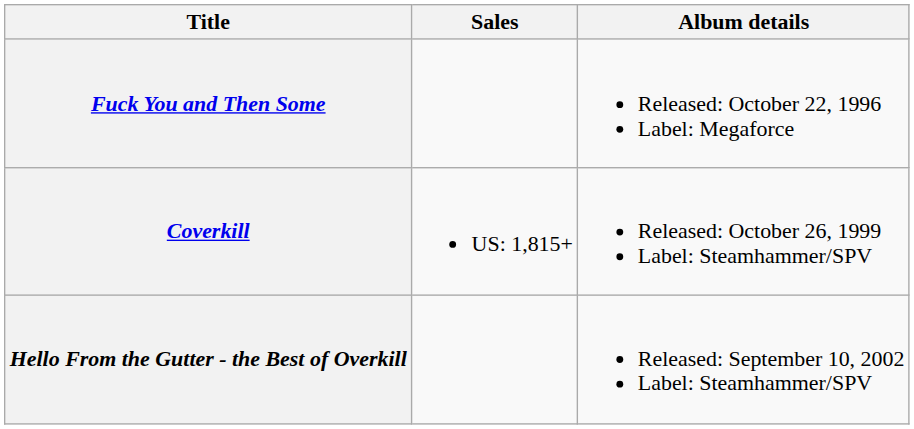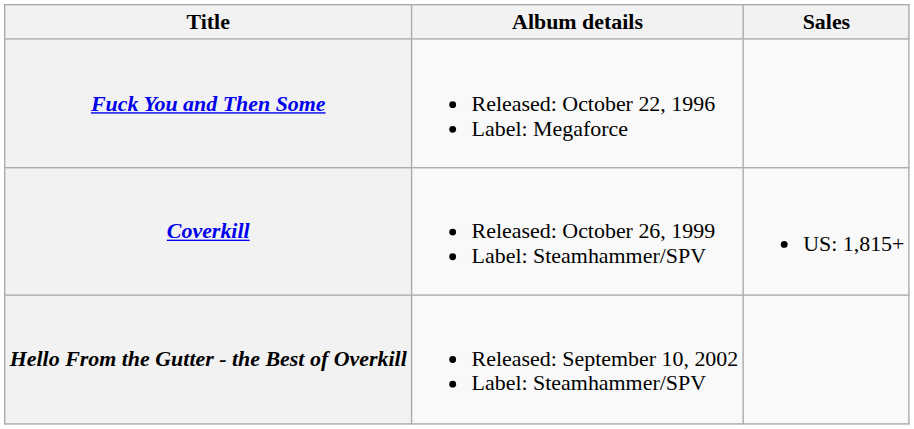columns swapped: (744, 21) <-> (495, 21)
